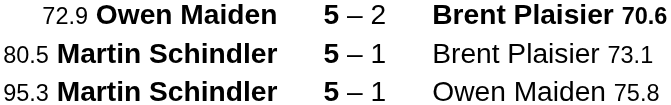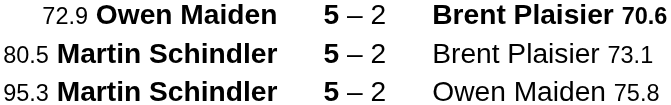(355, 53) 5 – 1 -> (355, 53) 5 – 2
(355, 92) 5 – 1 -> (355, 92) 5 – 2
